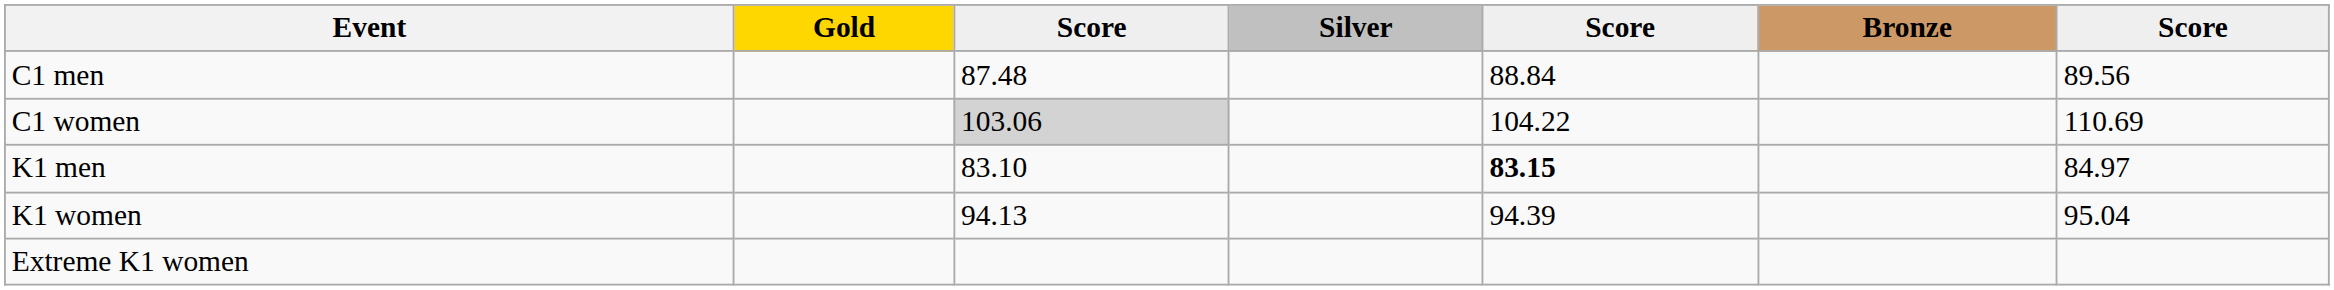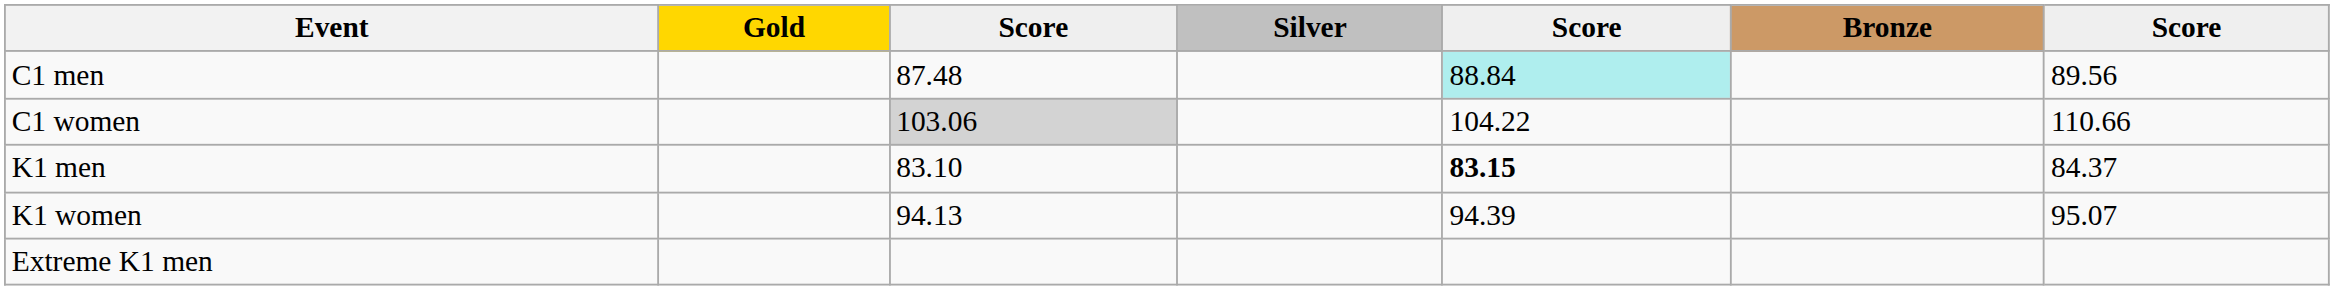(1523, 74) no background -> (1483, 74) paleturquoise background
(2104, 121) 110.69 -> (2091, 121) 110.66
(2097, 167) 84.97 -> (2084, 167) 84.37
(2097, 214) 95.04 -> (2084, 214) 95.07
+ row: (112, 261)
- row: (130, 261)
